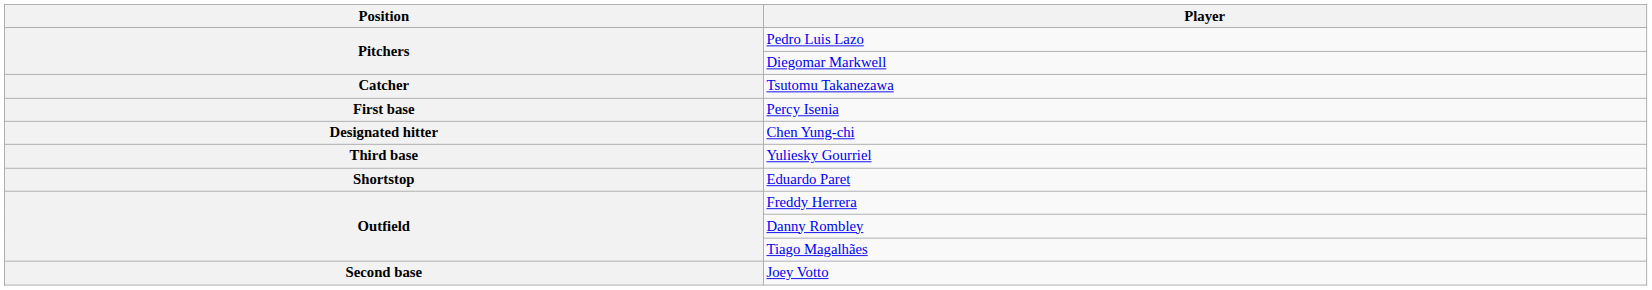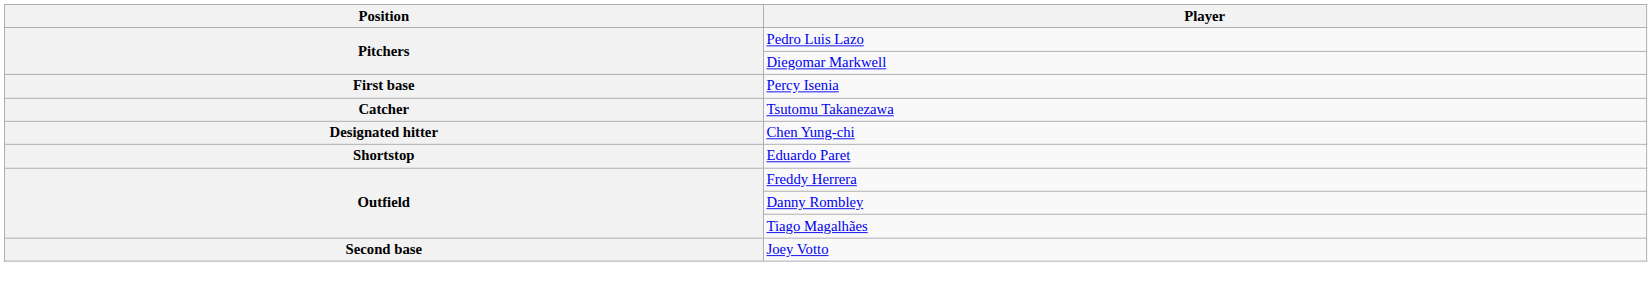rows swapped: (830, 86) <-> (803, 109)
- row: (819, 156)
